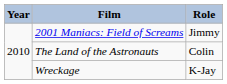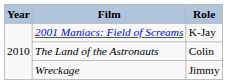(204, 32) Jimmy -> (202, 32) K-Jay
(202, 70) K-Jay -> (204, 70) Jimmy
